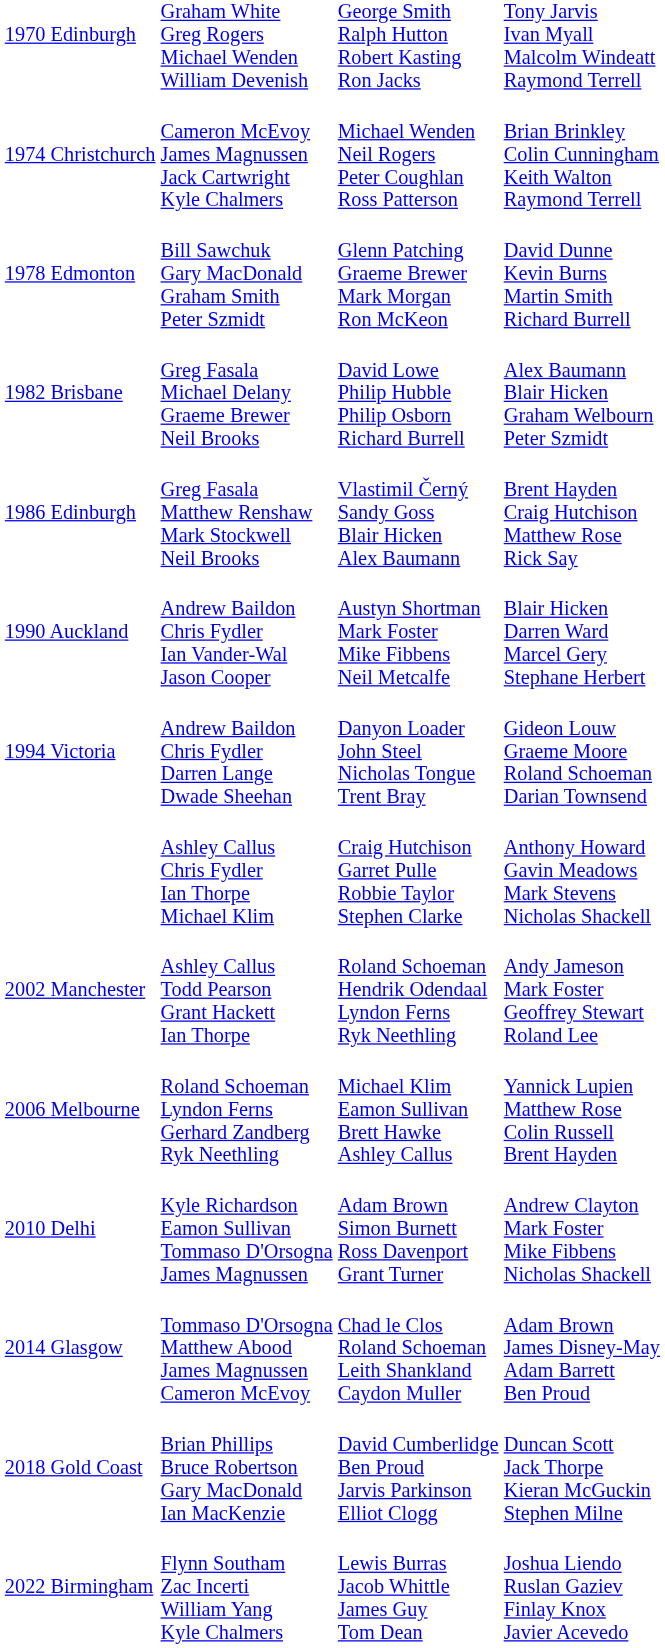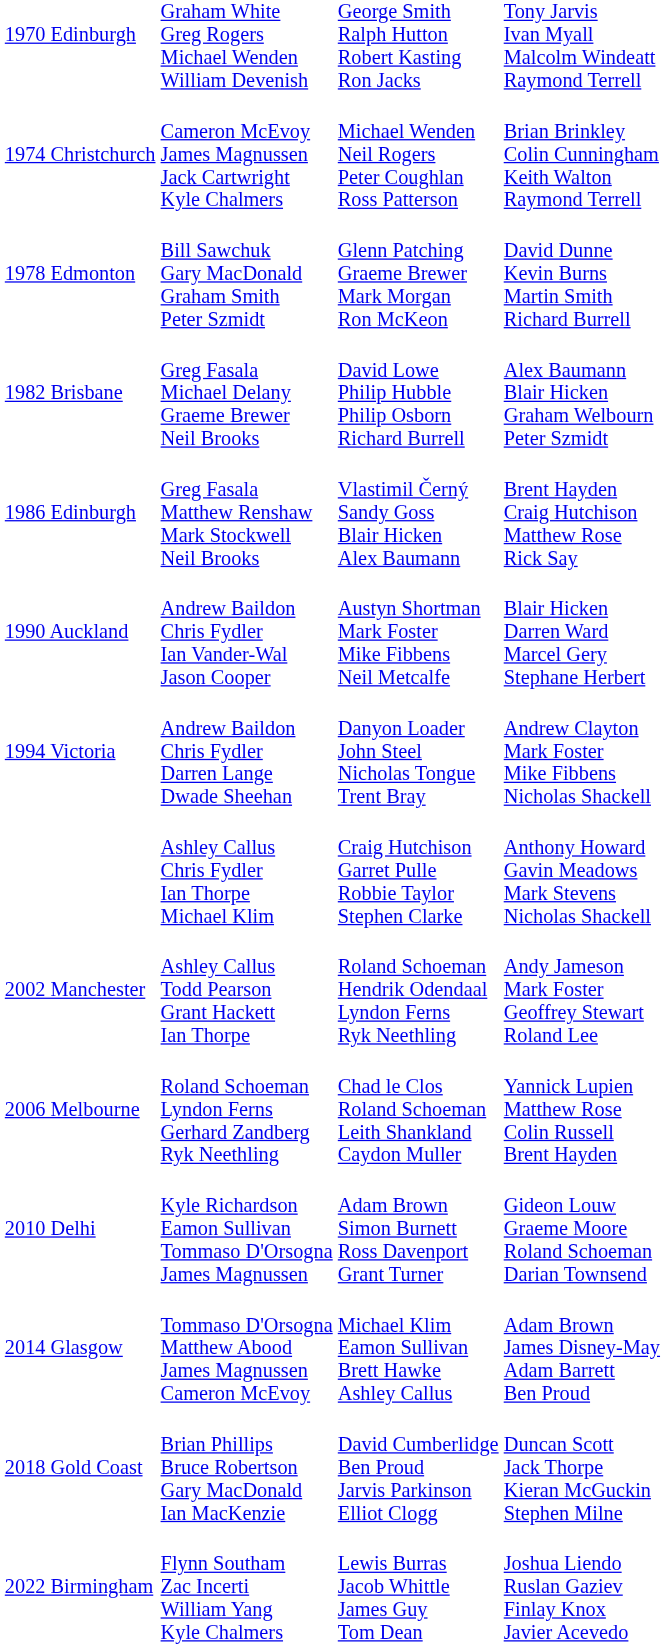(578, 762) Gideon Louw Graeme Moore Roland Schoeman Darian Townsend -> (577, 762) Andrew Clayton Mark Foster Mike Fibbens Nicholas Shackell
(403, 1120) Michael Klim Eamon Sullivan Brett Hawke Ashley Callus -> (412, 1120) Chad le Clos Roland Schoeman Leith Shankland Caydon Muller
(577, 1240) Andrew Clayton Mark Foster Mike Fibbens Nicholas Shackell -> (578, 1240) Gideon Louw Graeme Moore Roland Schoeman Darian Townsend
(412, 1359) Chad le Clos Roland Schoeman Leith Shankland Caydon Muller -> (403, 1359) Michael Klim Eamon Sullivan Brett Hawke Ashley Callus
